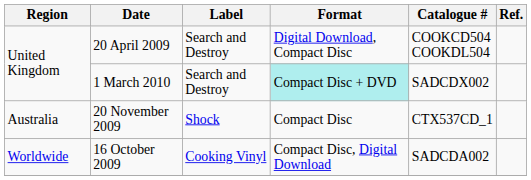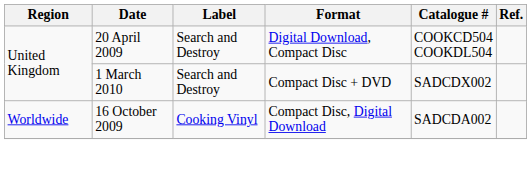(335, 82) paleturquoise background -> (330, 82) no background
- row: (131, 119)
